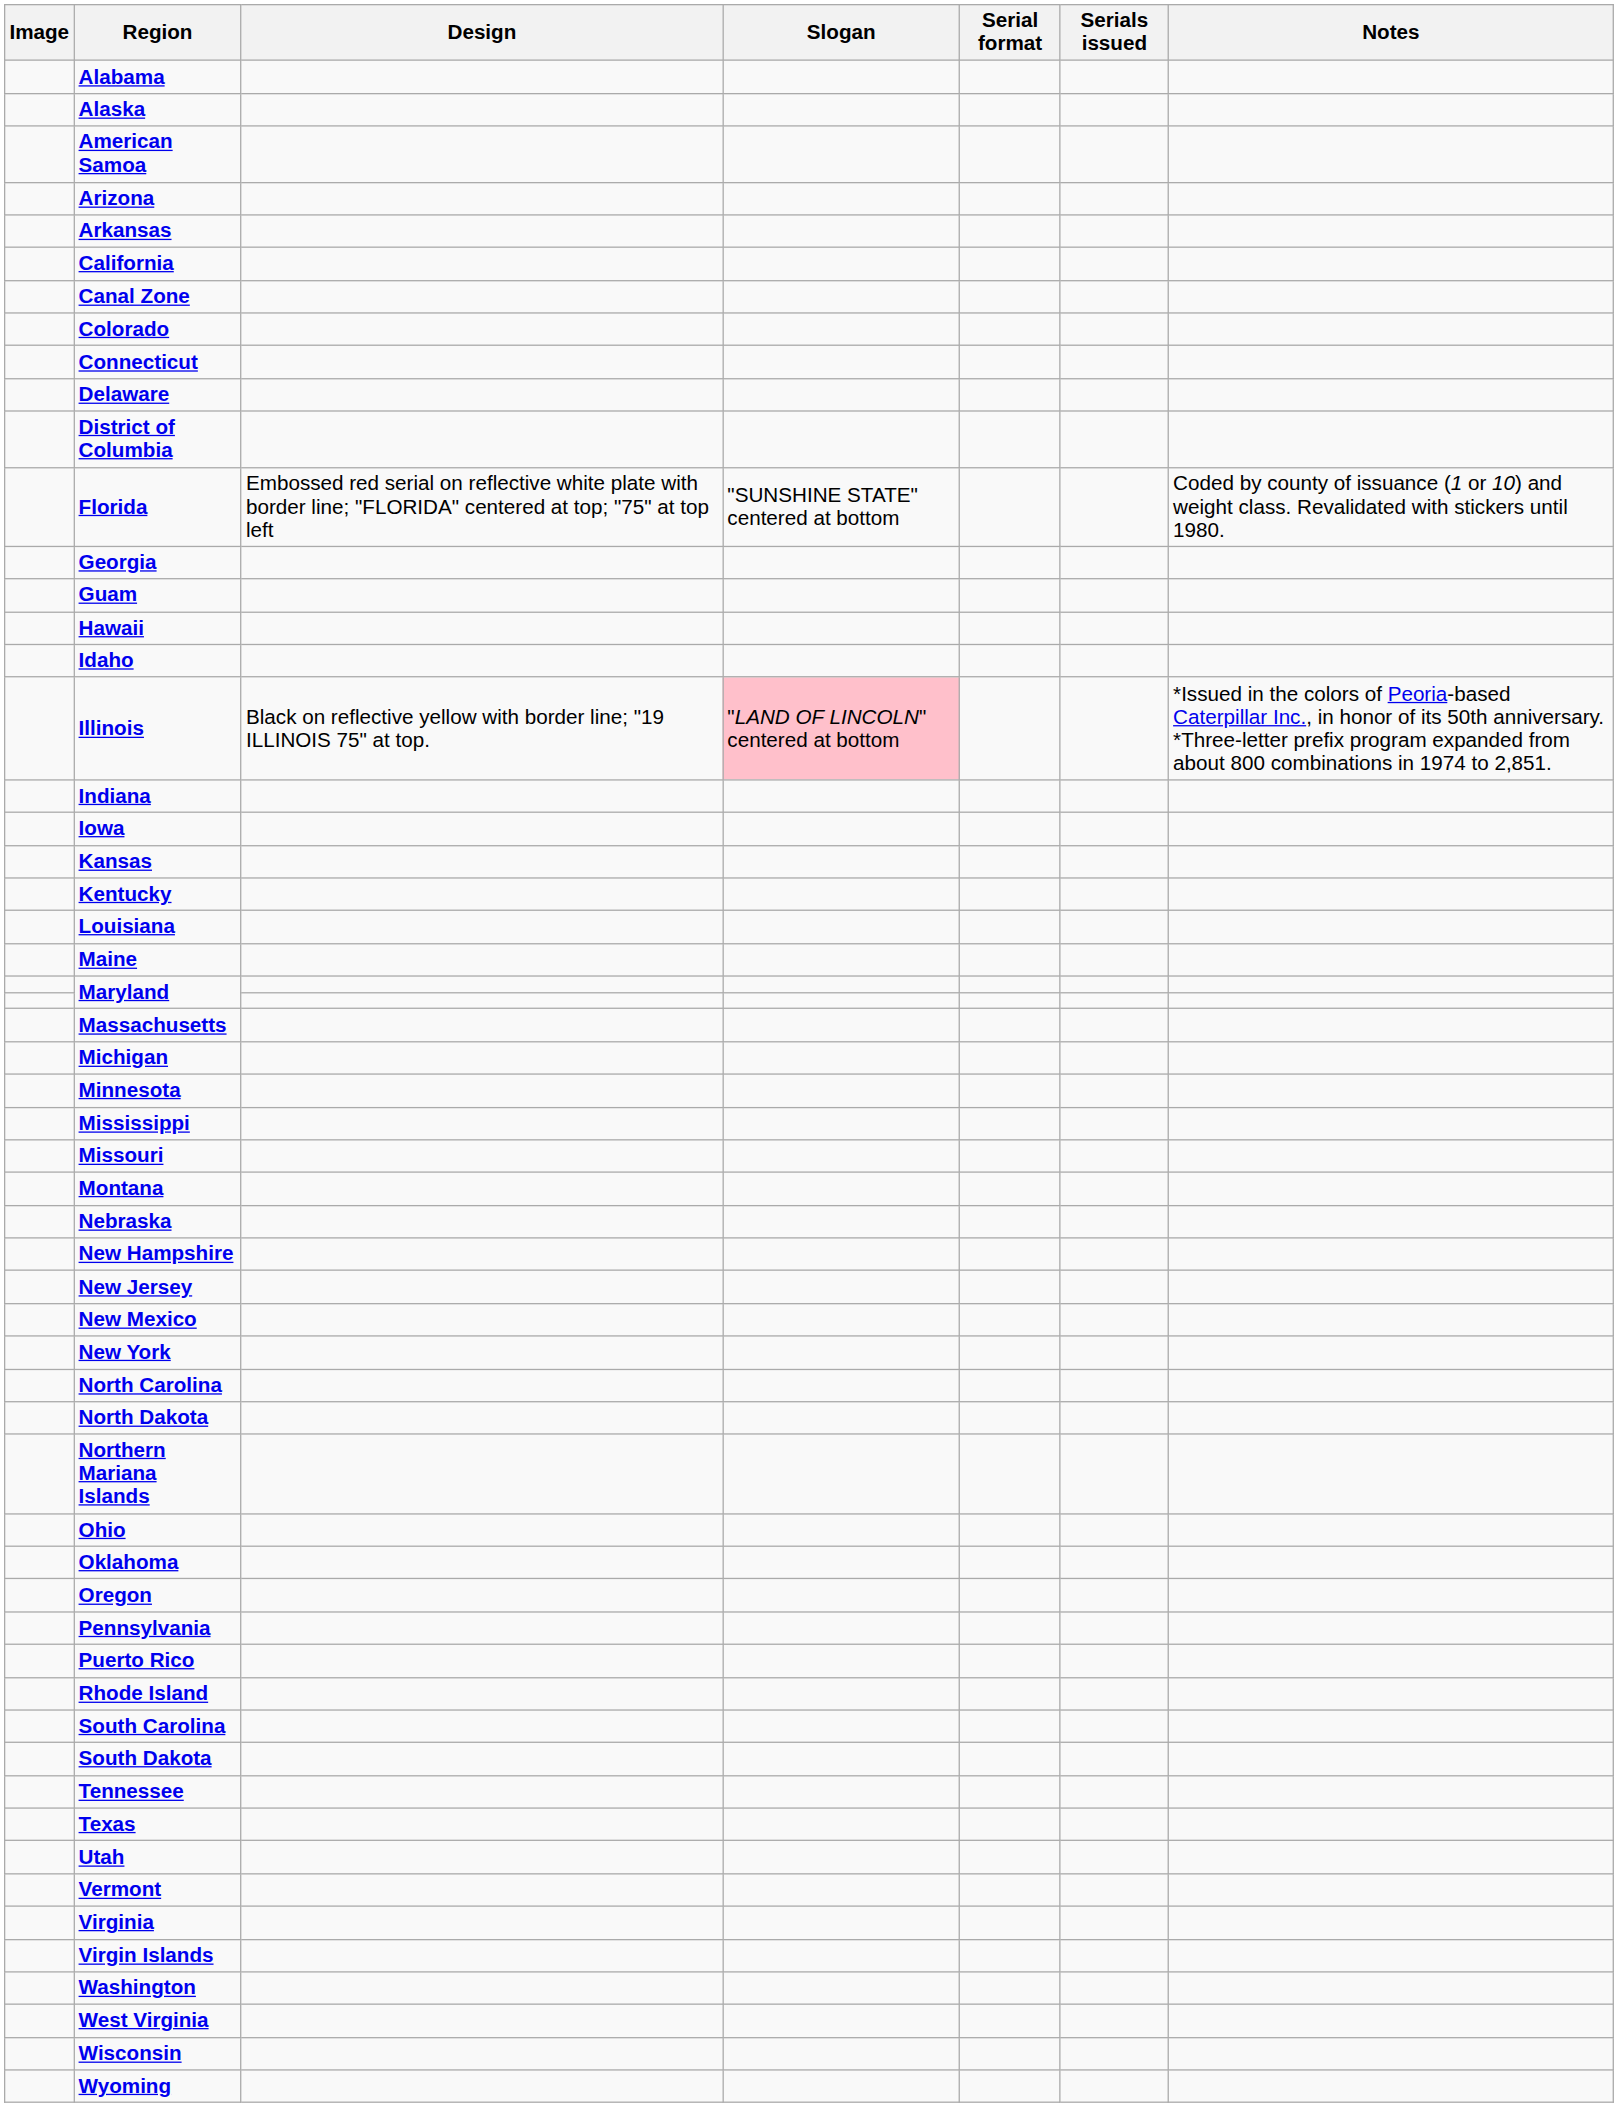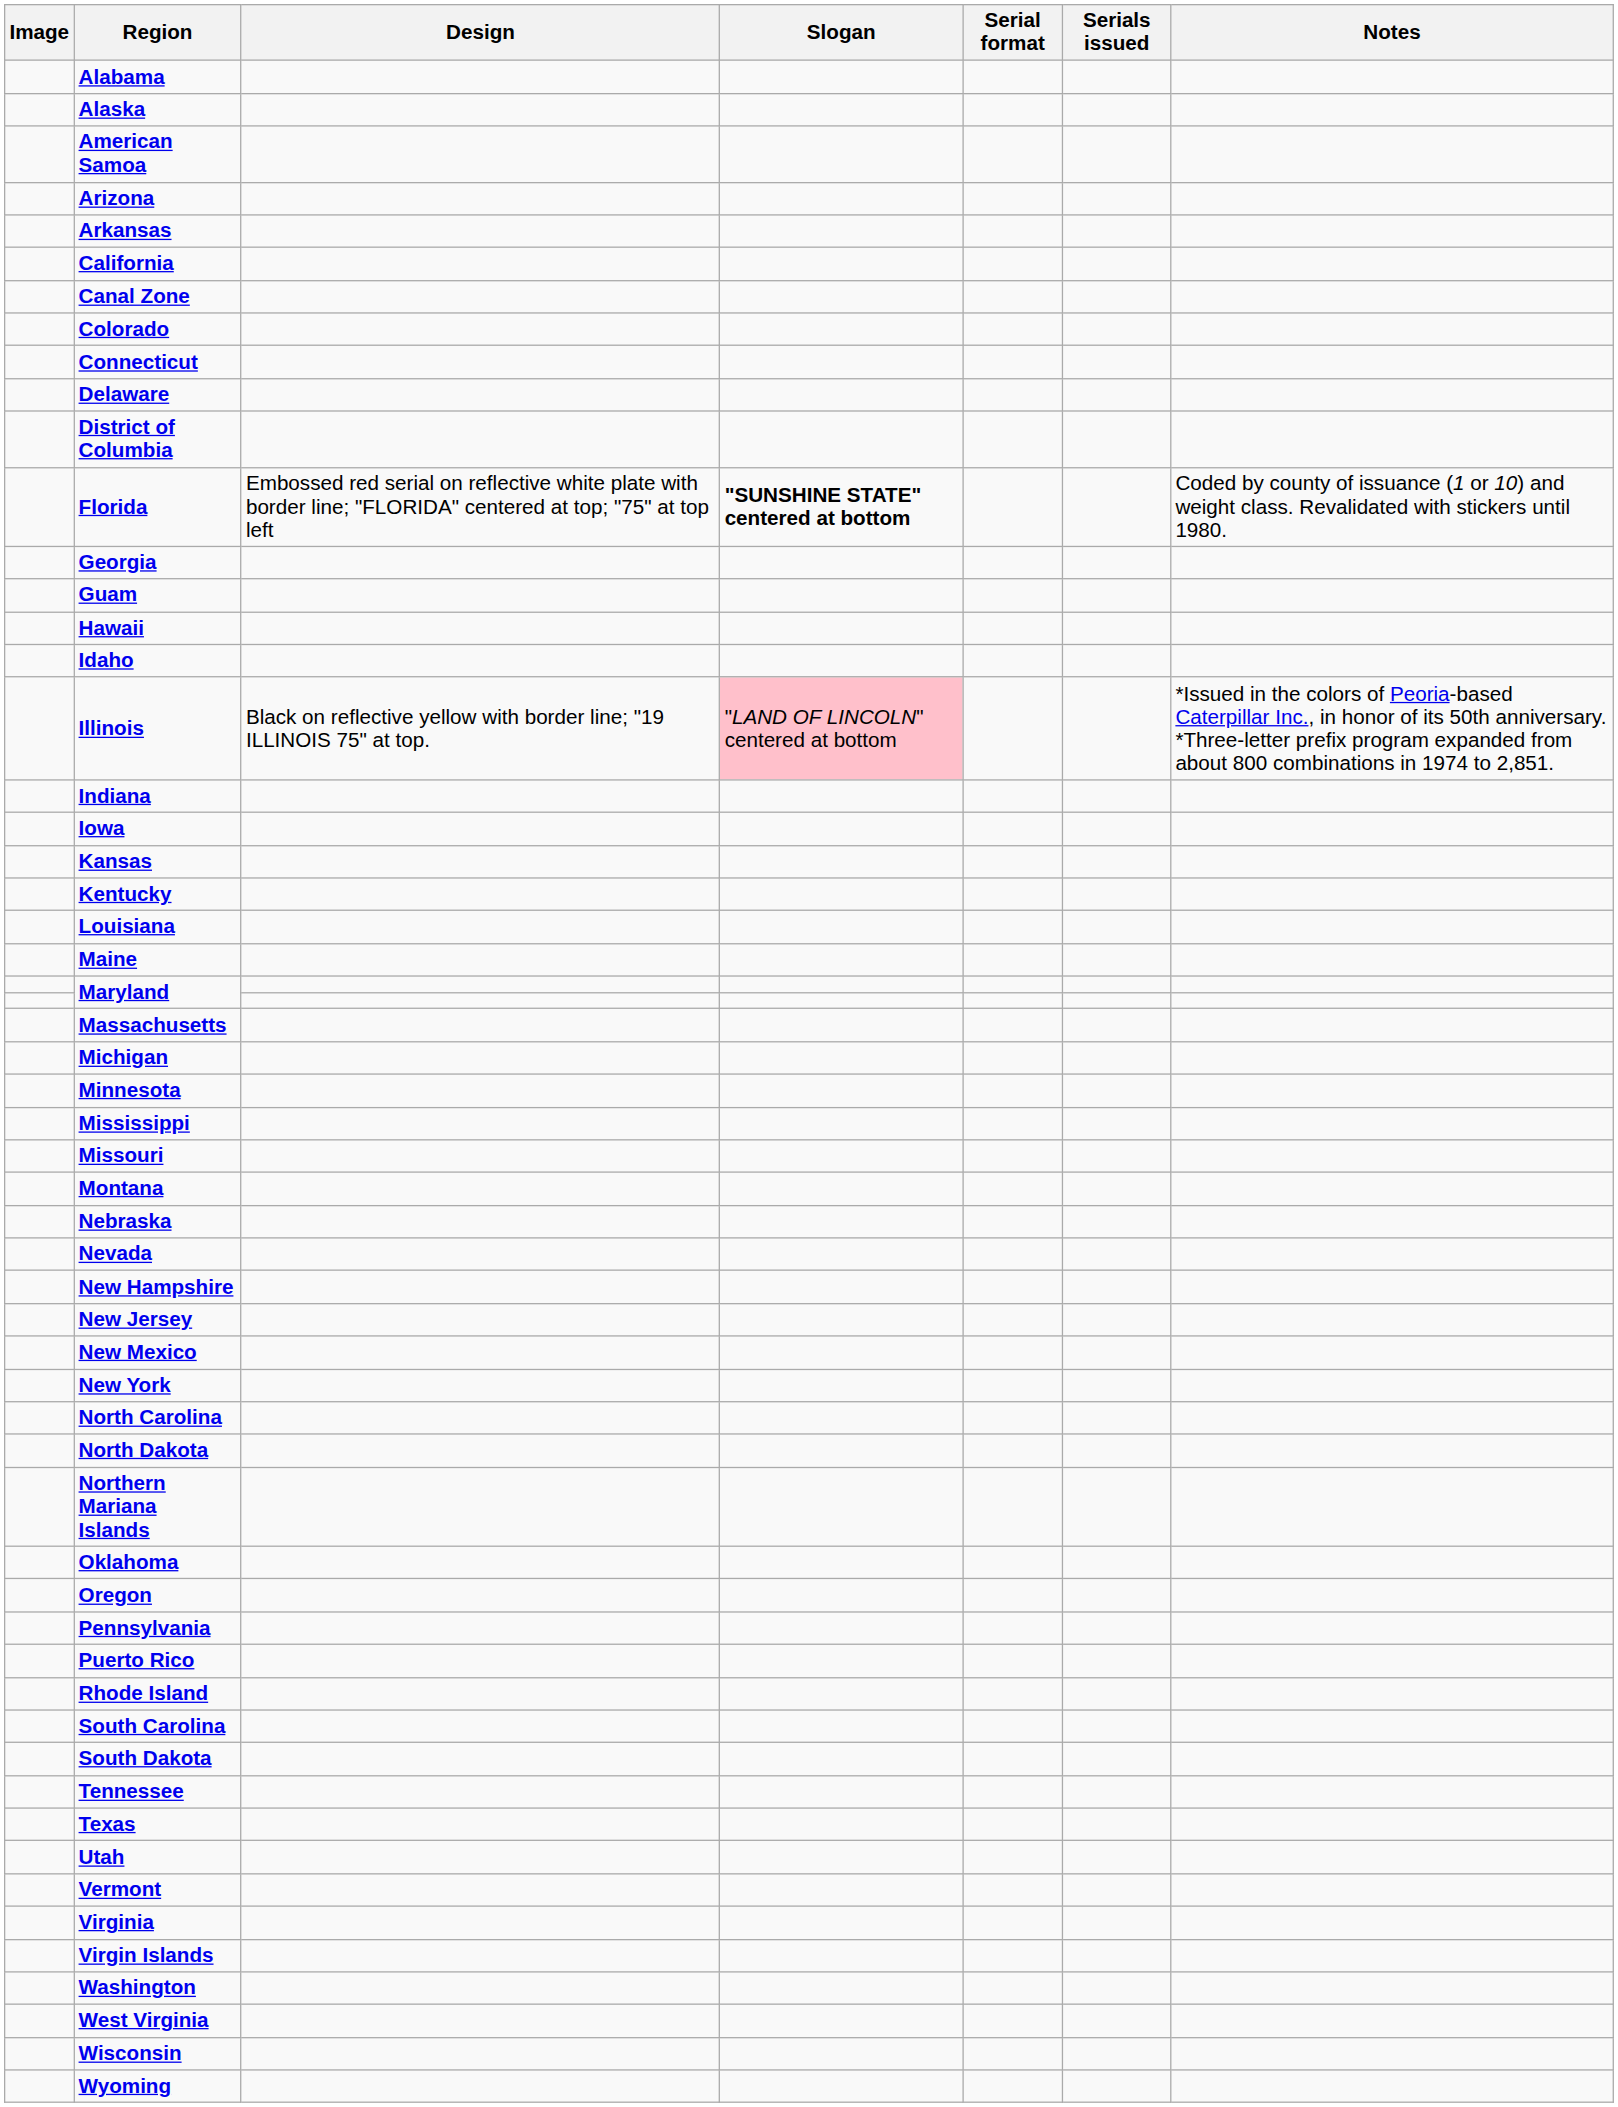(823, 506) normal -> (823, 506) bold
+ row: (115, 1254)
- row: (102, 1529)
